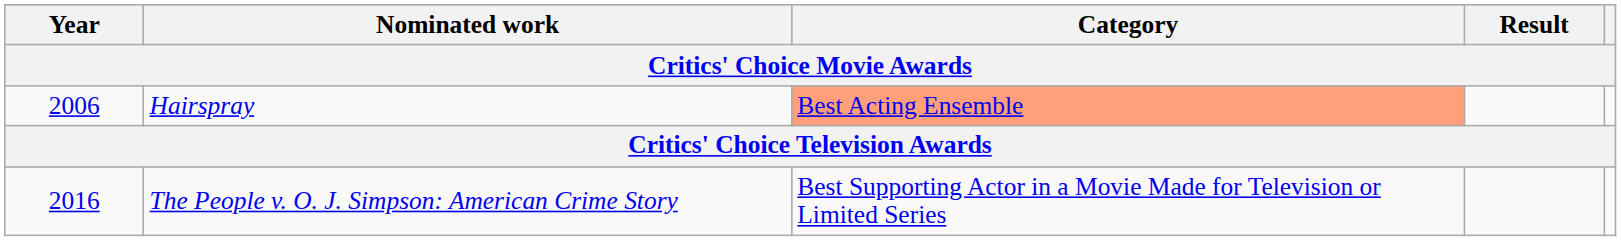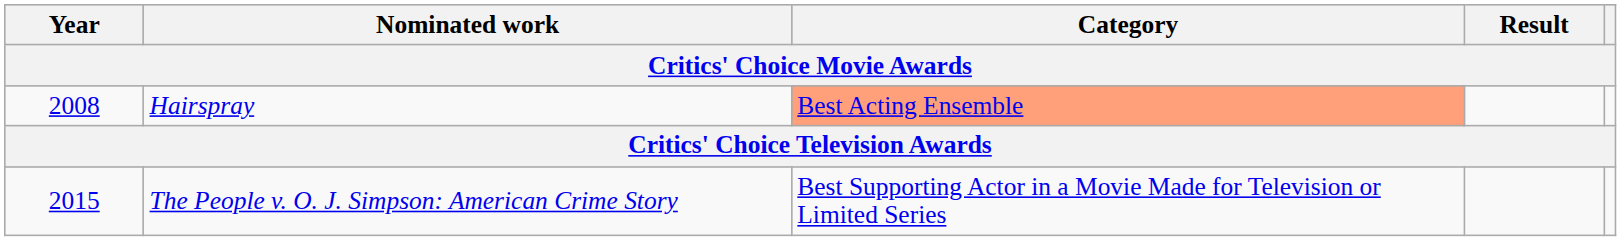(74, 105) 2006 -> (74, 105) 2008
(74, 200) 2016 -> (74, 200) 2015
